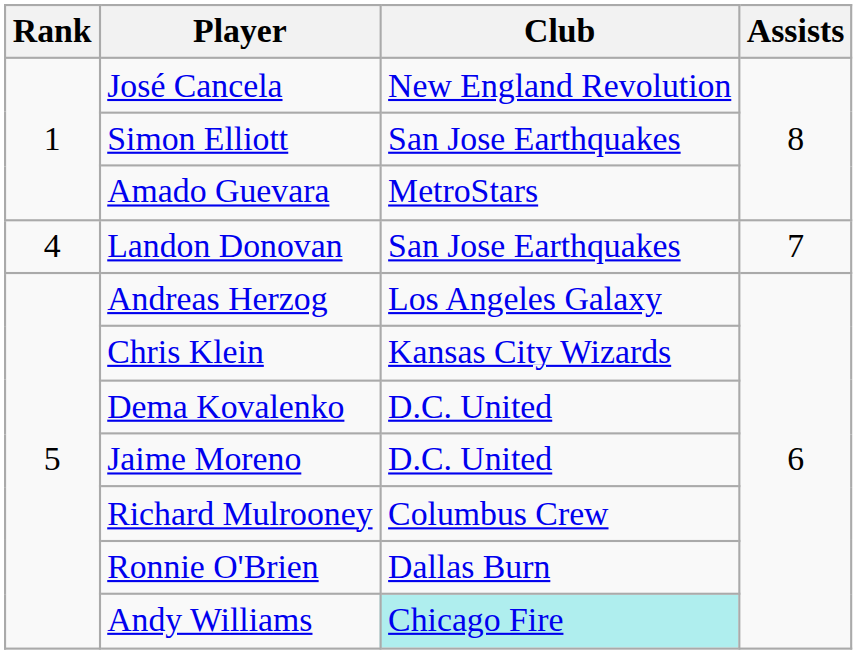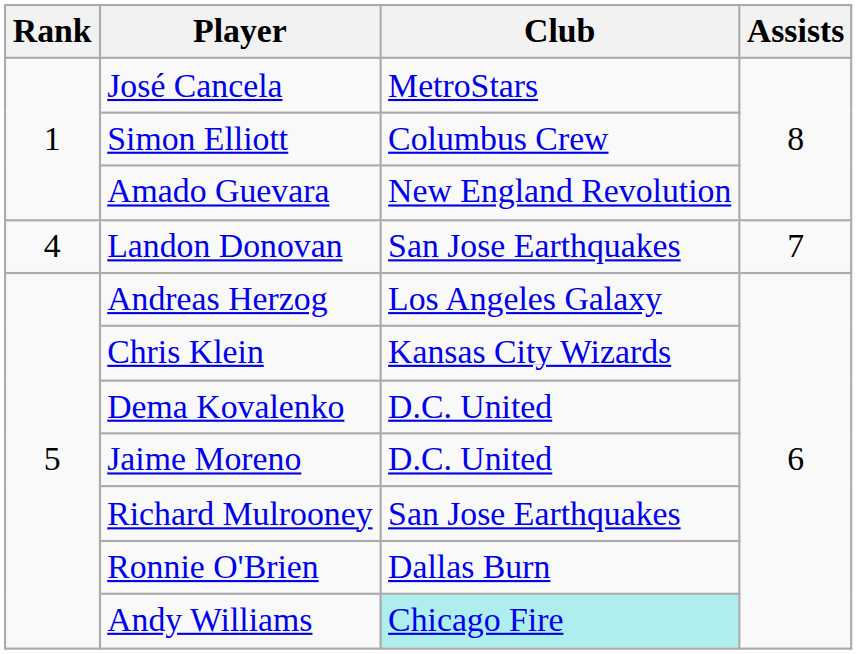(560, 84) New England Revolution -> (463, 84) MetroStars
(534, 138) San Jose Earthquakes -> (498, 138) Columbus Crew
(463, 191) MetroStars -> (560, 191) New England Revolution
(498, 513) Columbus Crew -> (534, 513) San Jose Earthquakes
